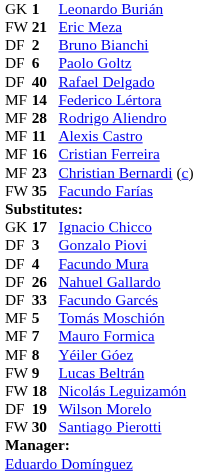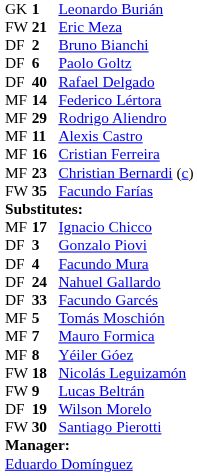(39, 118) 28 -> (39, 118) 29
(16, 227) GK -> (16, 227) MF
(39, 281) 26 -> (39, 281) 24
rows swapped: (101, 372) <-> (122, 391)
